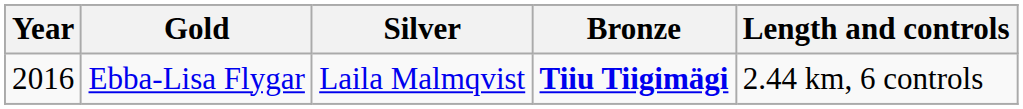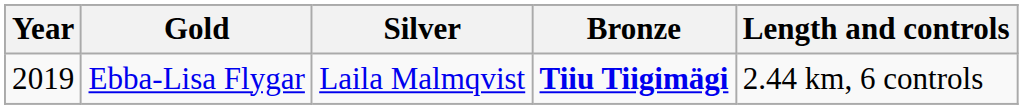(43, 78) 2016 -> (43, 78) 2019
